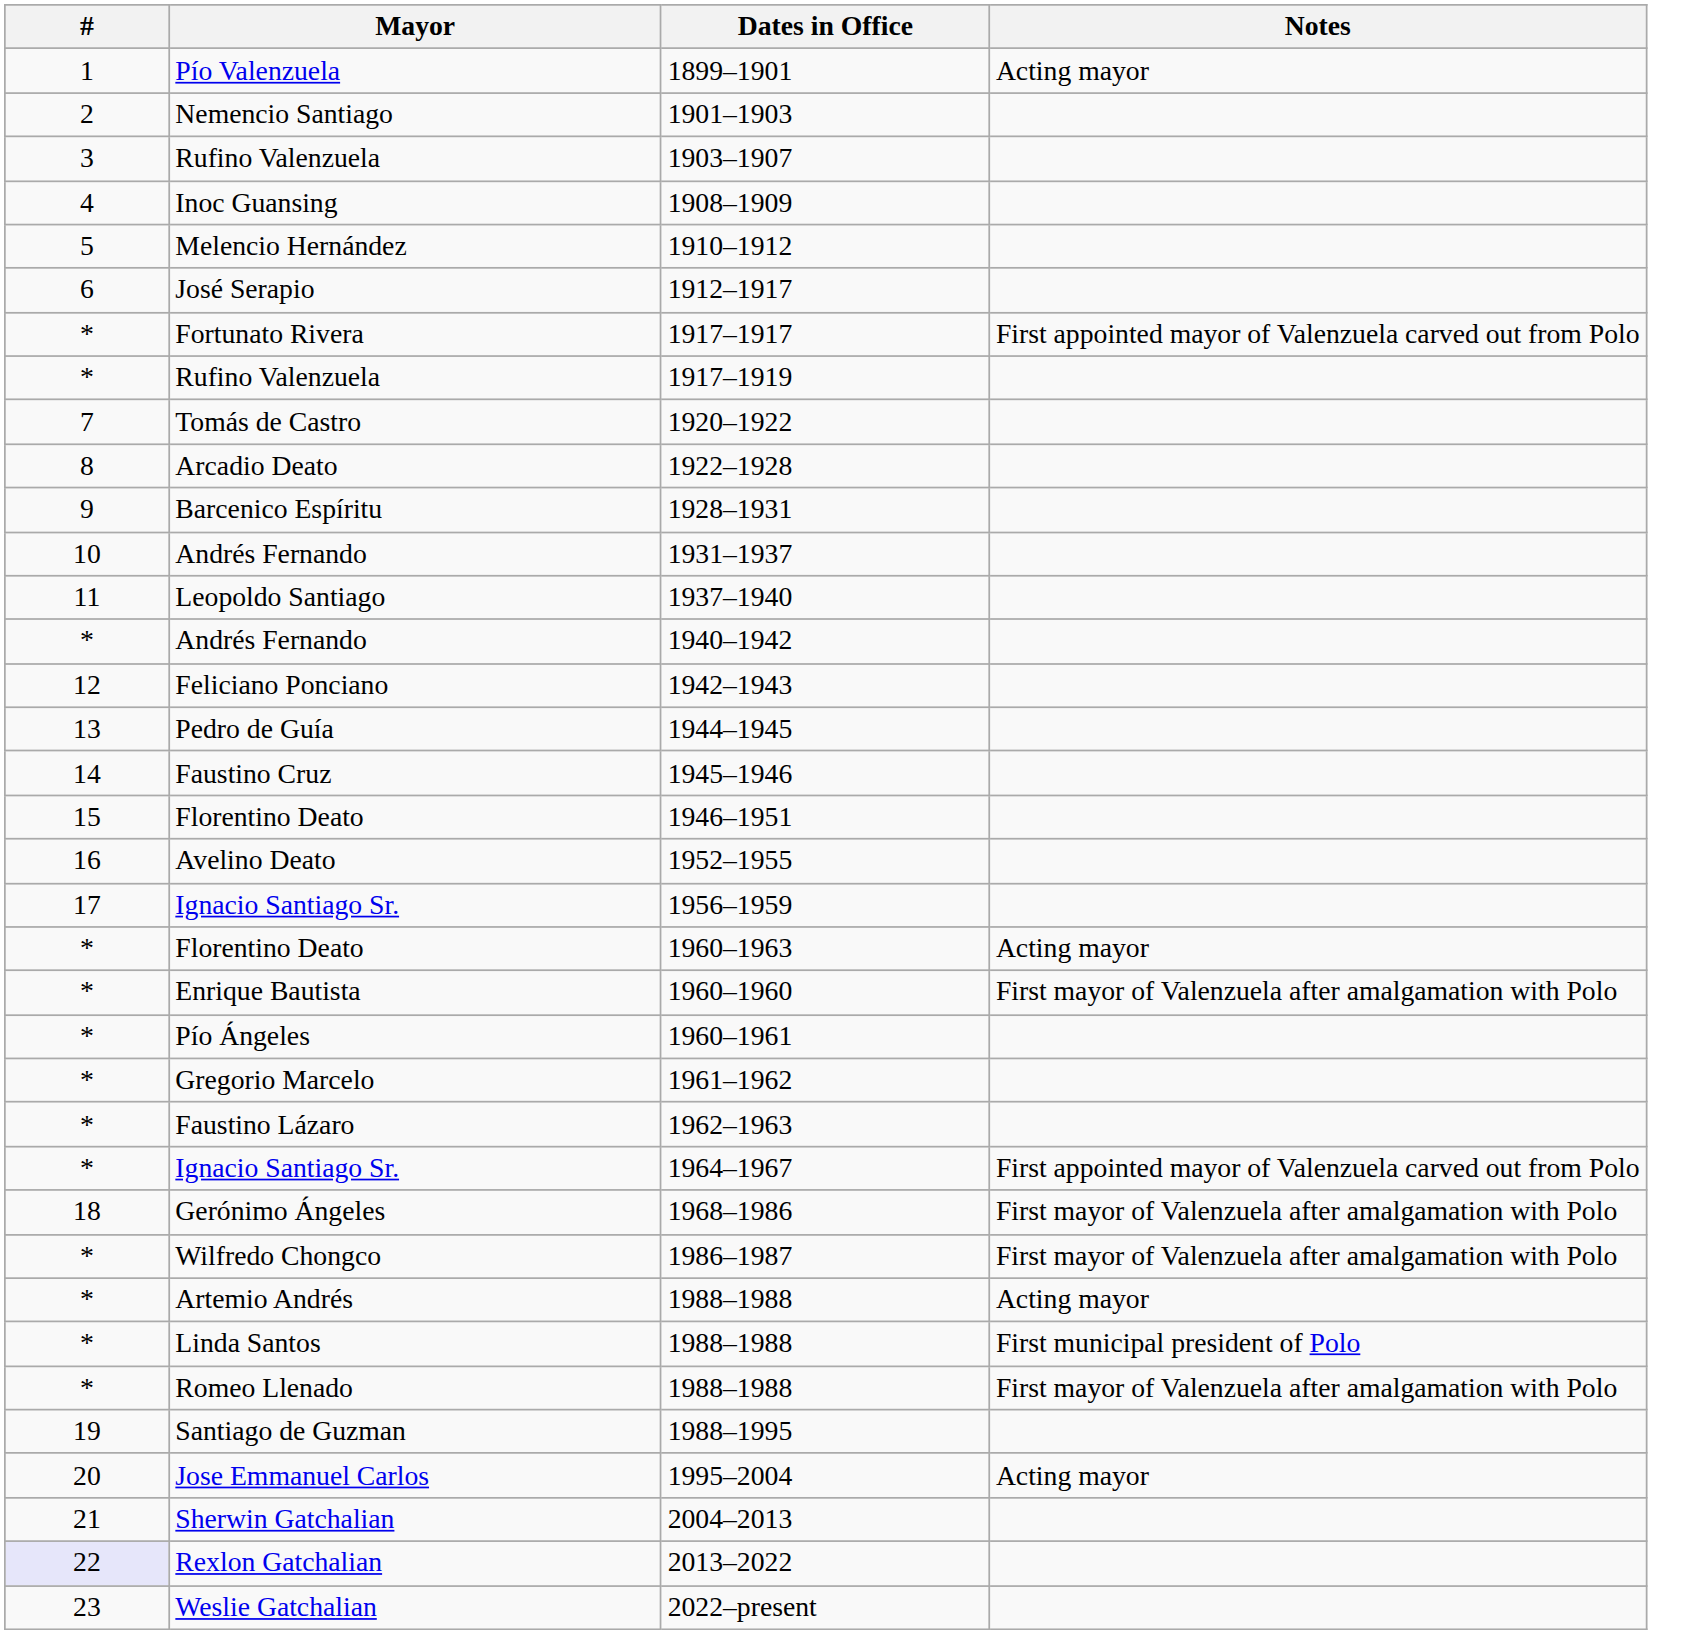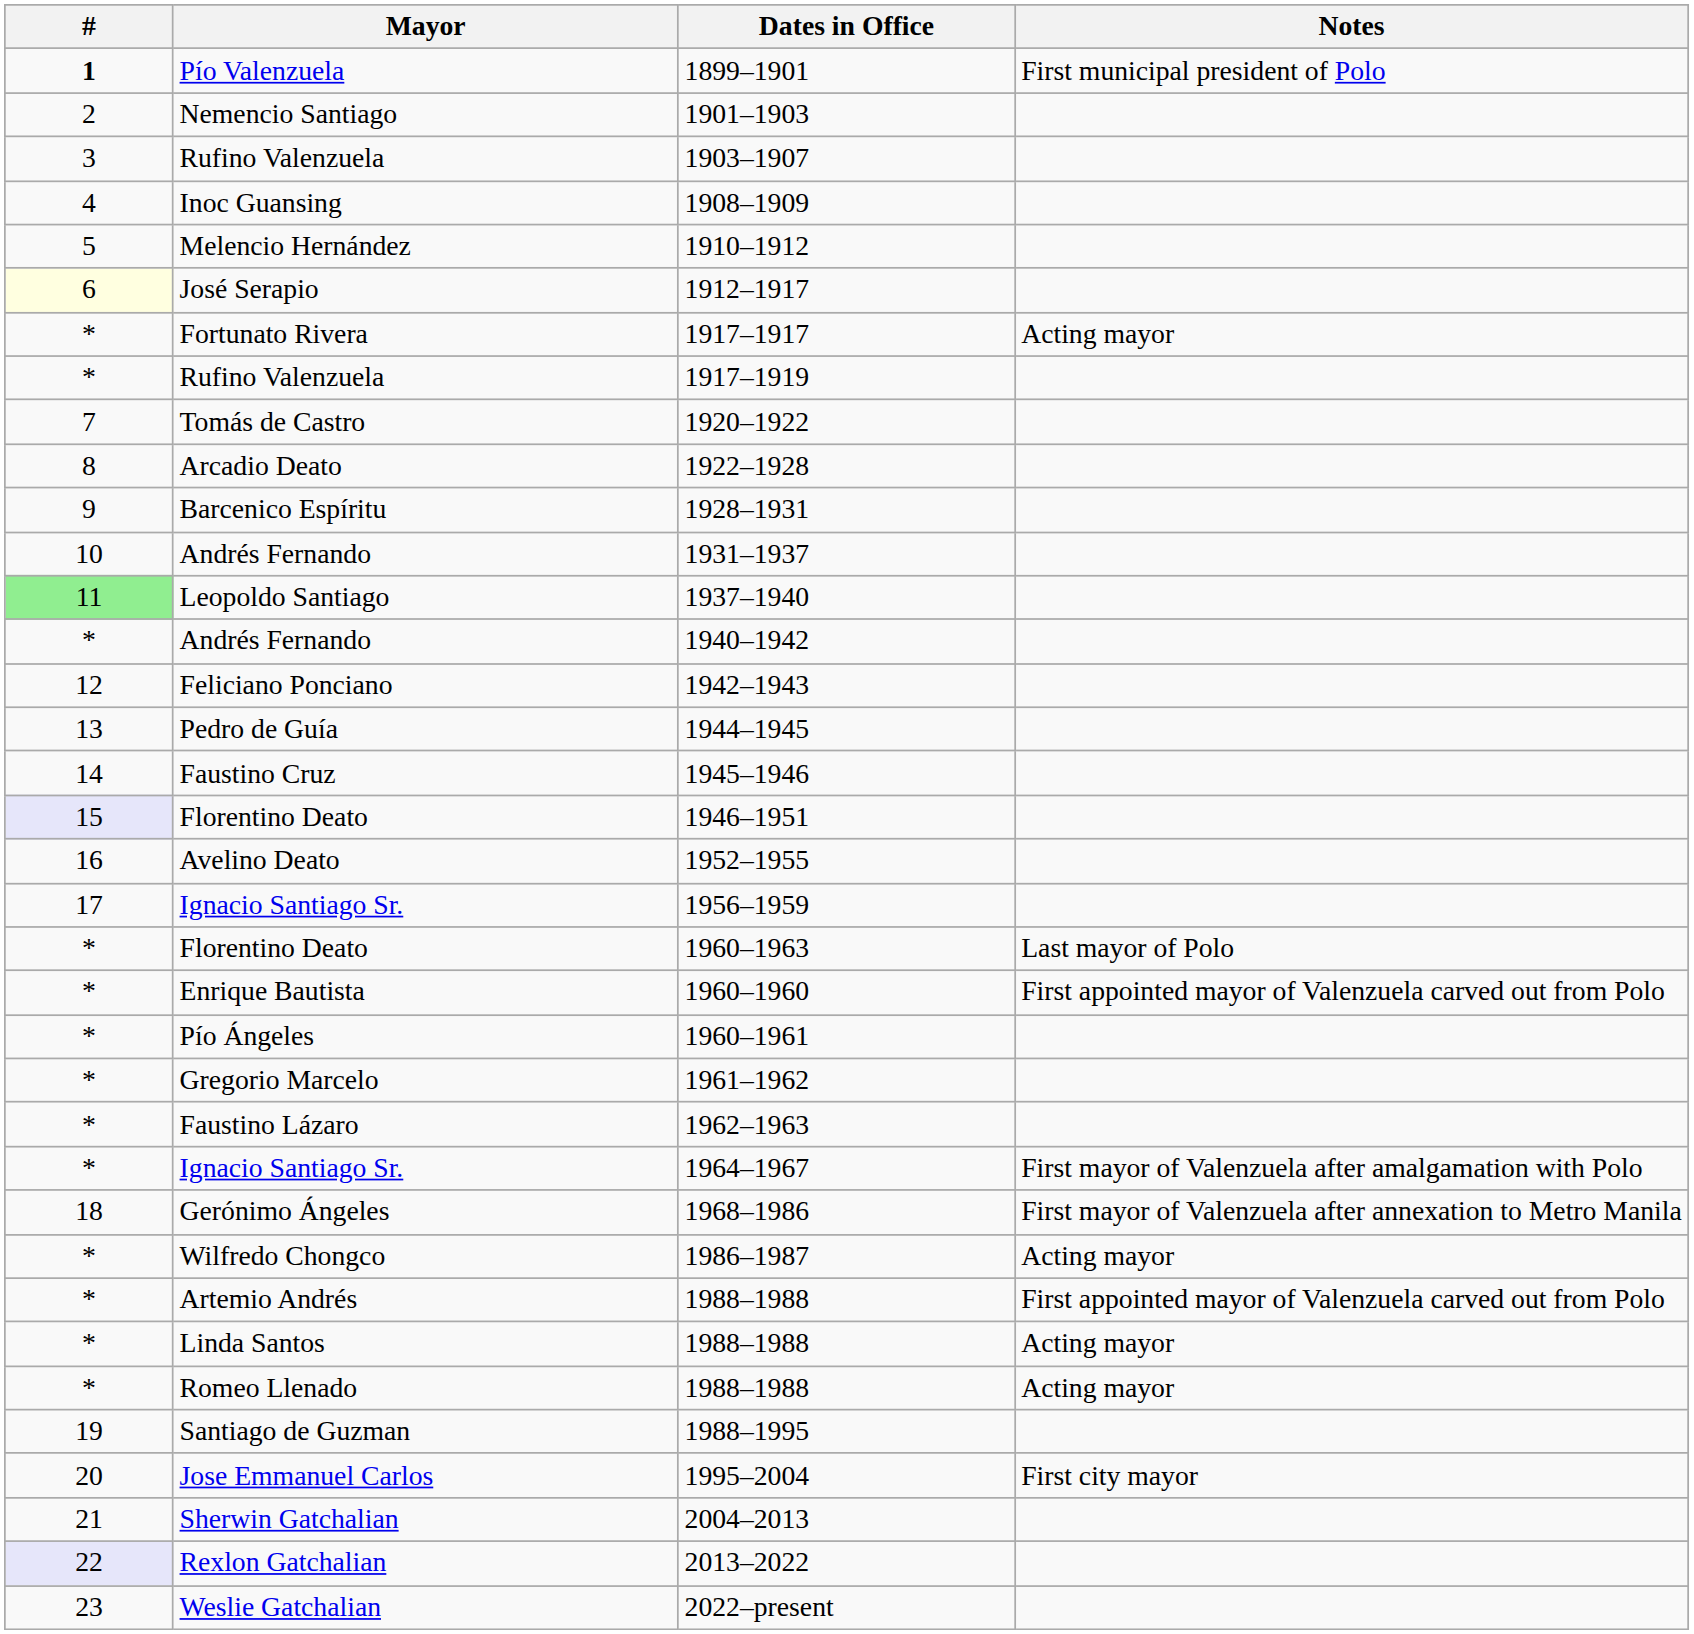(87, 70) normal -> (89, 70) bold
(1072, 70) Acting mayor -> (1203, 70) First municipal president of Polo
(87, 289) no background -> (89, 289) lightyellow background
(1318, 333) First appointed mayor of Valenzuela carved out from Polo -> (1098, 333) Acting mayor
(87, 597) no background -> (89, 597) lightgreen background
(87, 816) no background -> (89, 816) lavender background
(1072, 948) Acting mayor -> (1128, 948) Last mayor of Polo
(1307, 992) First mayor of Valenzuela after amalgamation with Polo -> (1343, 992) First appointed mayor of Valenzuela carved out from Polo
(1318, 1167) First appointed mayor of Valenzuela carved out from Polo -> (1332, 1167) First mayor of Valenzuela after amalgamation with Polo
(1307, 1211) First mayor of Valenzuela after amalgamation with Polo -> (1351, 1211) First mayor of Valenzuela after annexation to Metro Manila
(1307, 1255) First mayor of Valenzuela after amalgamation with Polo -> (1098, 1255) Acting mayor
(1072, 1299) Acting mayor -> (1343, 1299) First appointed mayor of Valenzuela carved out from Polo
(1178, 1343) First municipal president of Polo -> (1098, 1343) Acting mayor
(1307, 1387) First mayor of Valenzuela after amalgamation with Polo -> (1098, 1387) Acting mayor
(1072, 1475) Acting mayor -> (1110, 1475) First city mayor
